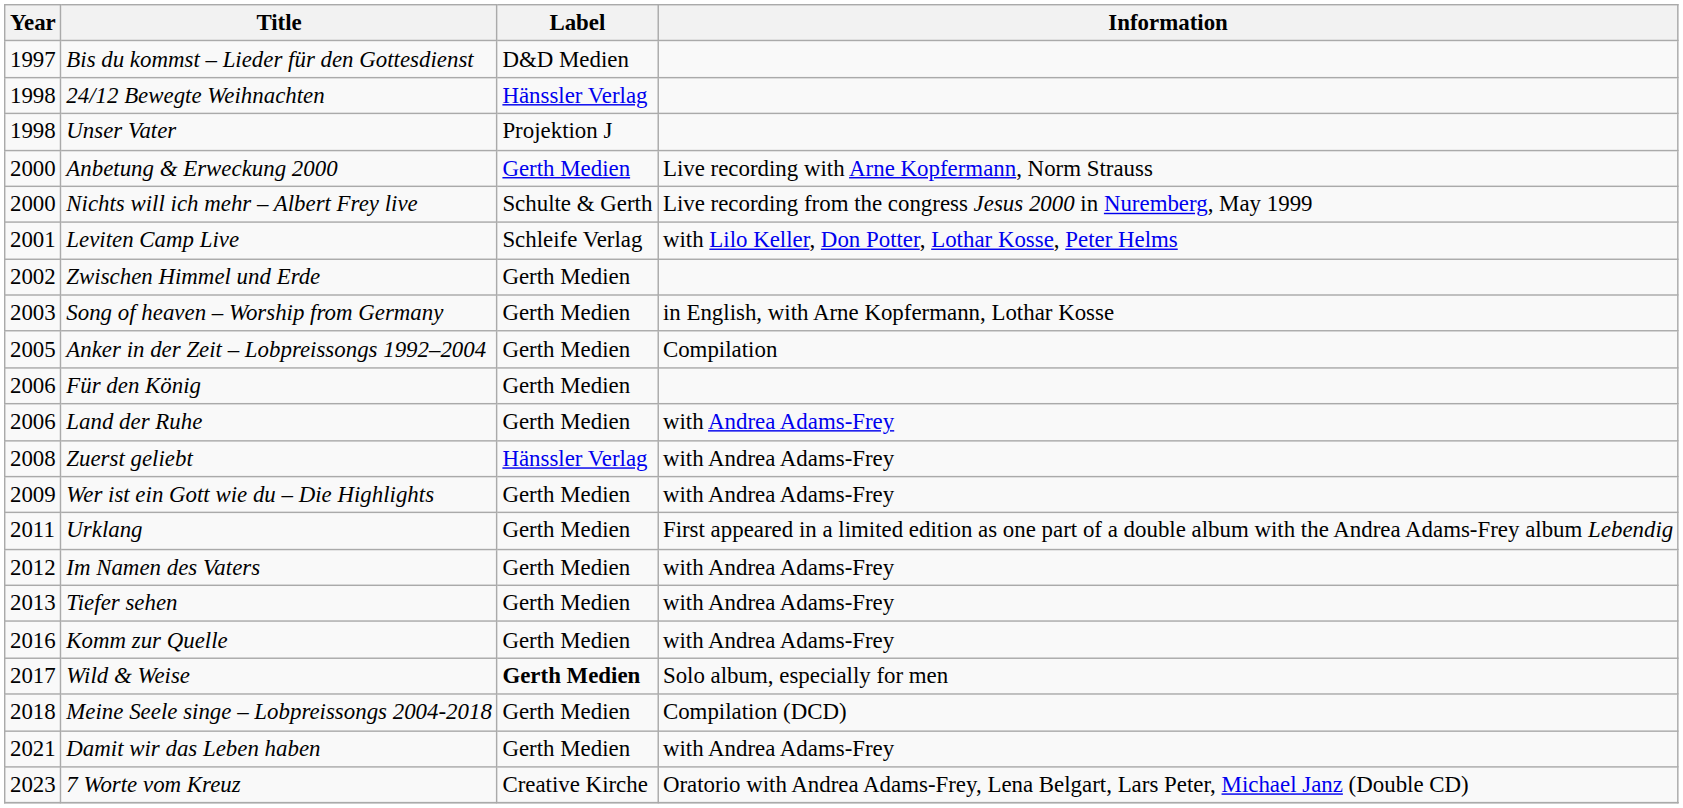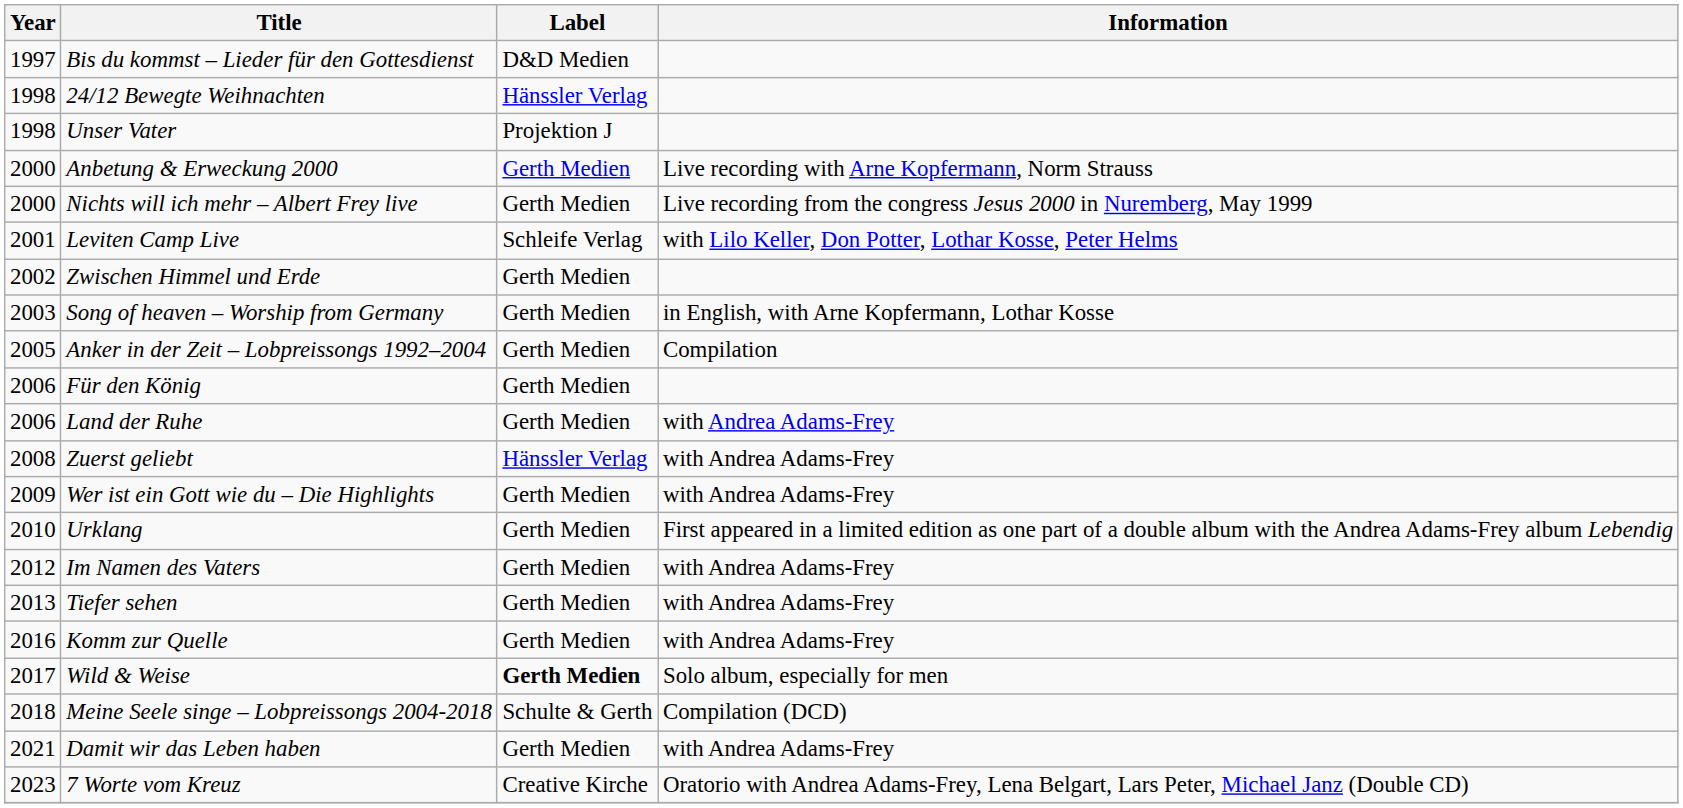(577, 204) Schulte & Gerth -> (566, 204) Gerth Medien
(32, 530) 2011 -> (33, 530) 2010
(566, 712) Gerth Medien -> (577, 712) Schulte & Gerth
